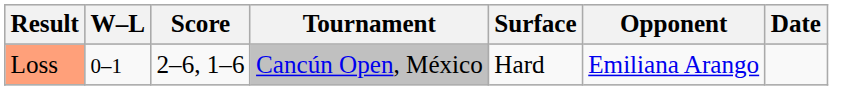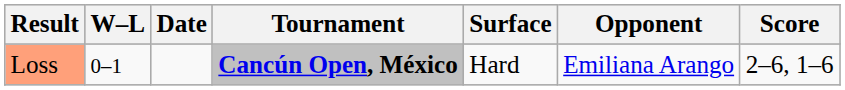columns swapped: (796, 24) <-> (201, 24)
(369, 64) normal -> (338, 64) bold
